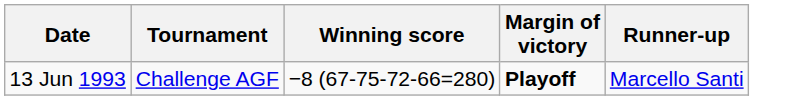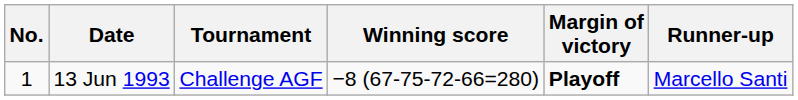+ column: (27, 33)
